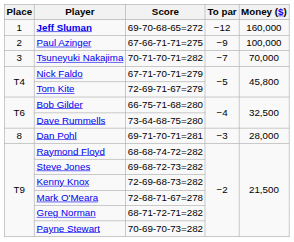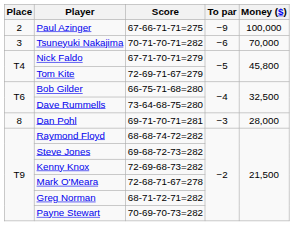- row: (64, 27)
(222, 58) −7 -> (222, 43) −6
